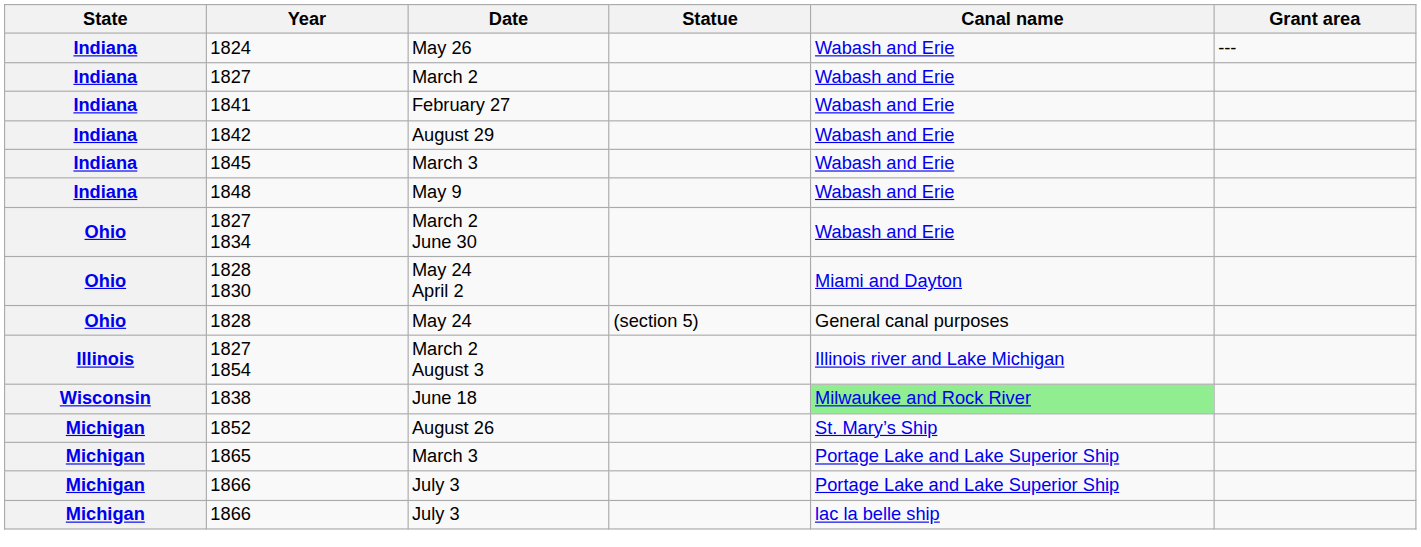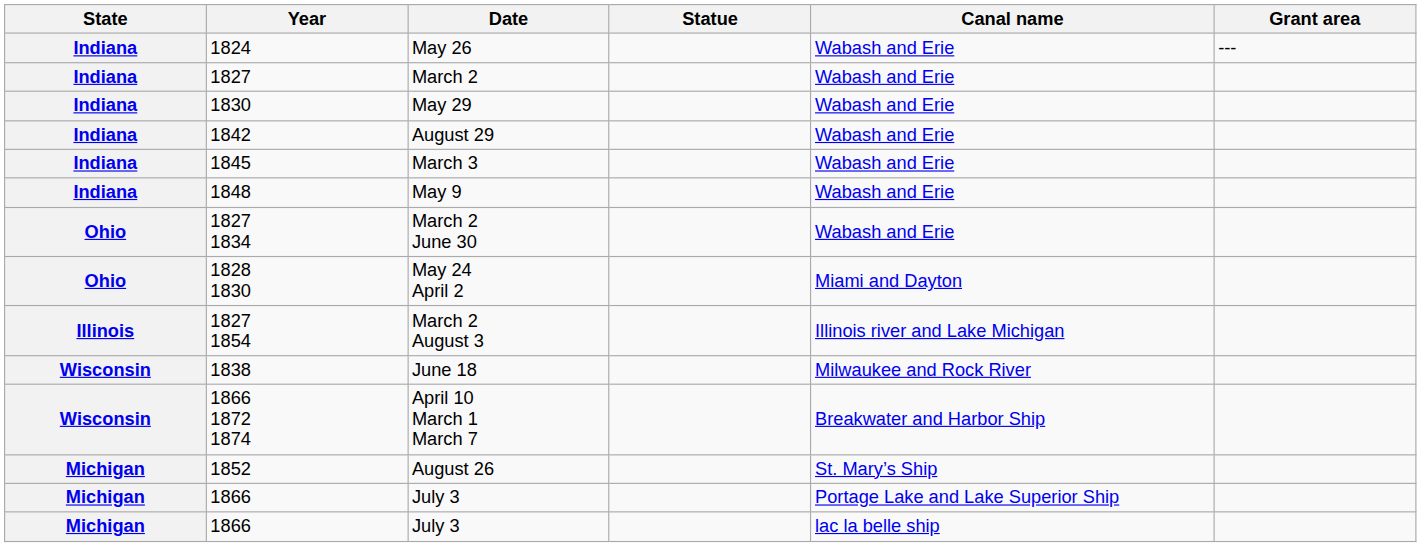+ row: (231, 105)
- row: (231, 105)
- row: (231, 320)
(923, 398) lightgreen background -> (923, 369) no background
+ row: (231, 419)
- row: (231, 456)
